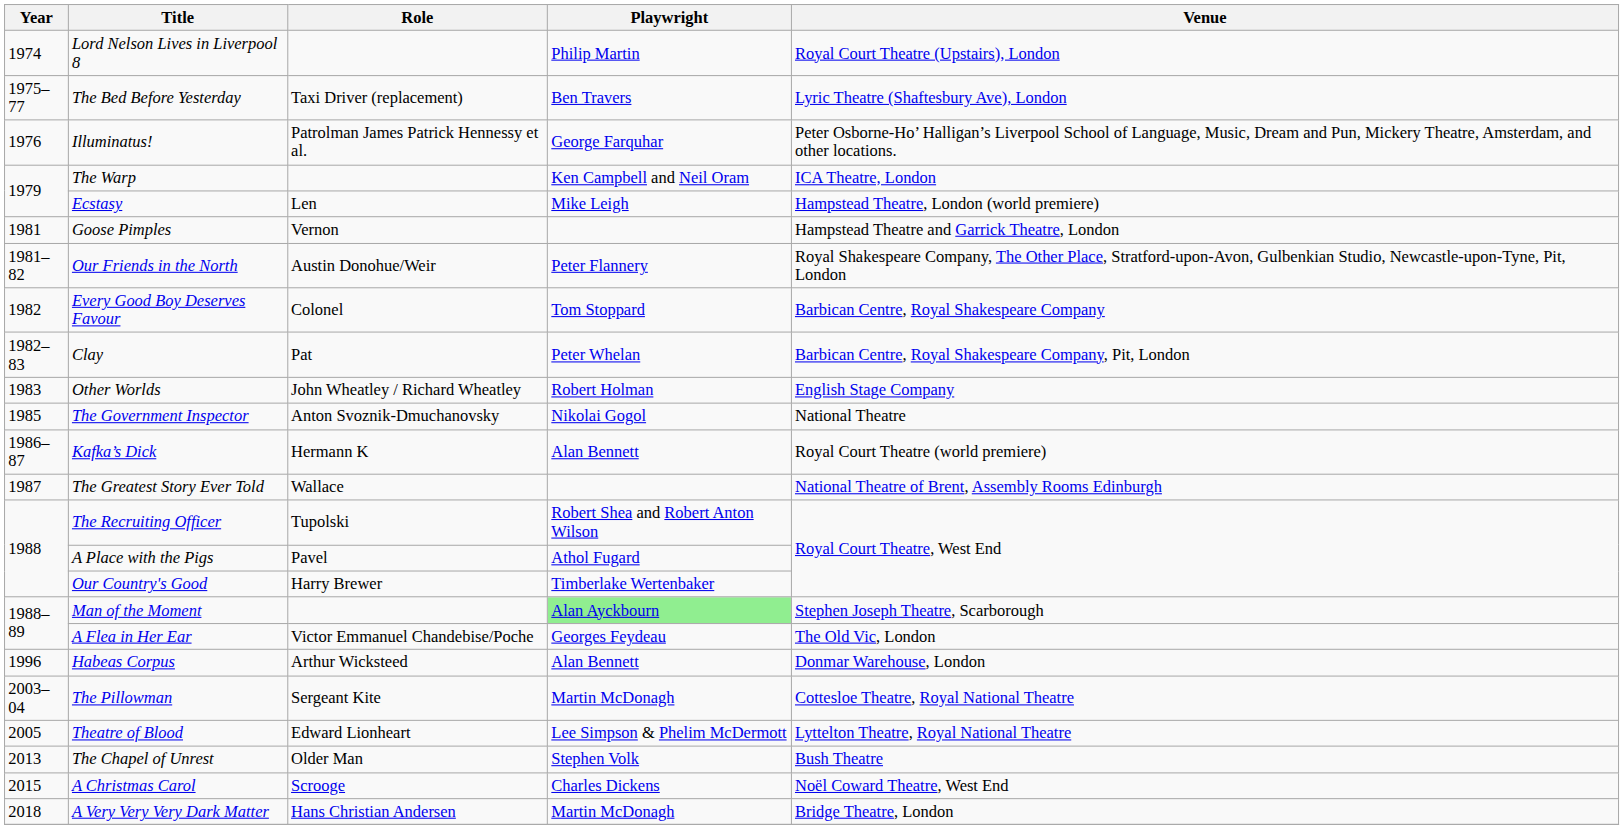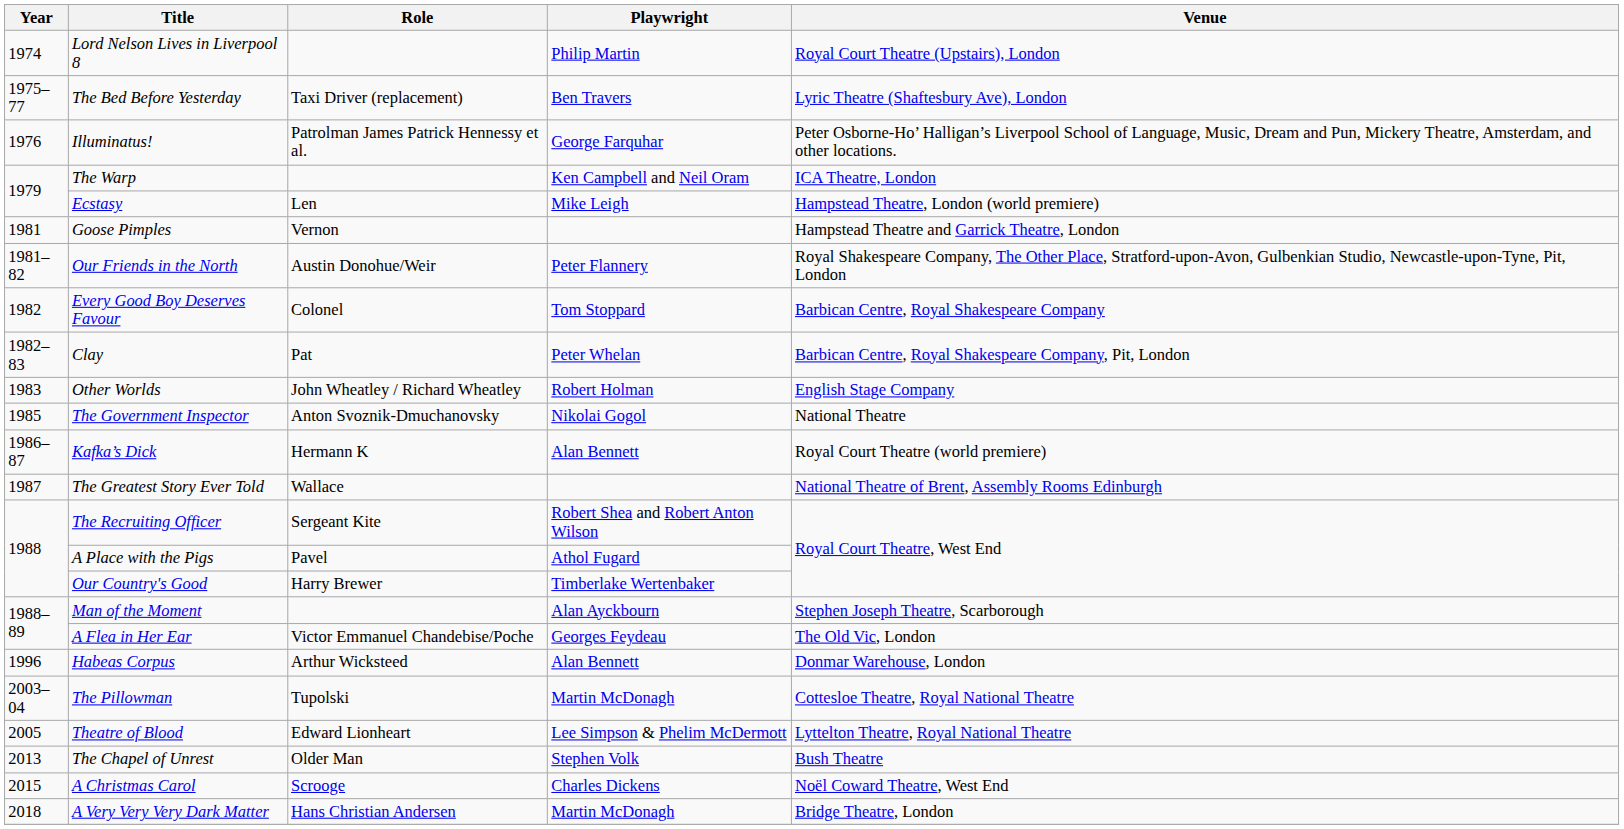(320, 522) Tupolski -> (336, 522) Sergeant Kite
(605, 610) lightgreen background -> (605, 610) no background
(336, 697) Sergeant Kite -> (320, 697) Tupolski
